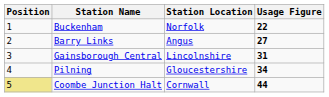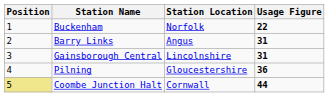(262, 41) 27 -> (262, 41) 31
(262, 70) 34 -> (262, 70) 36
